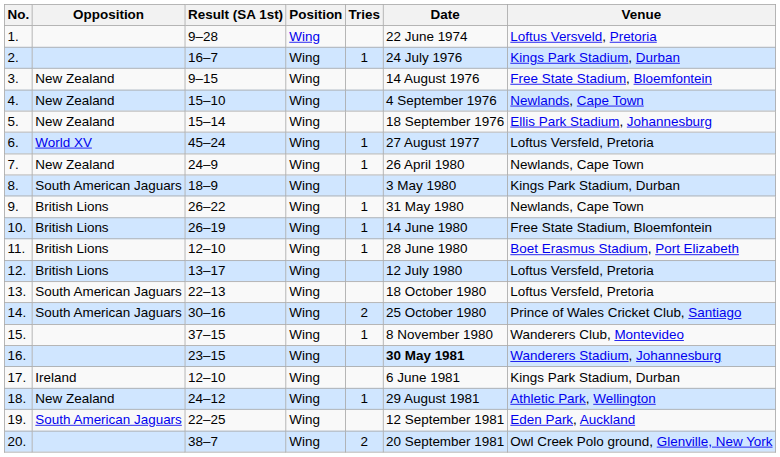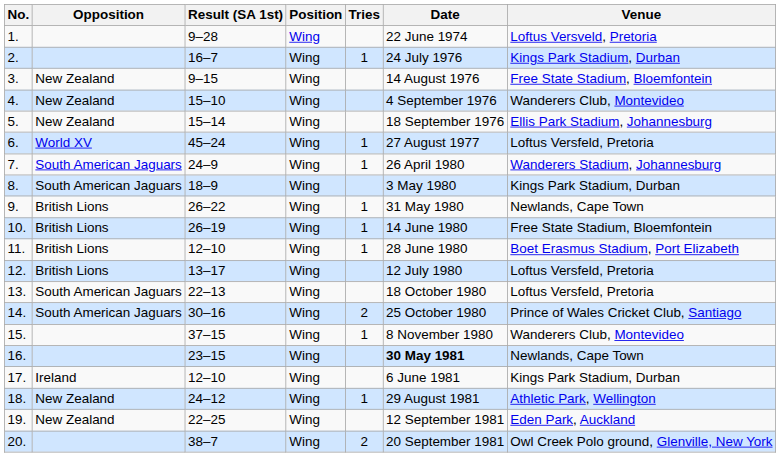(577, 100) Newlands, Cape Town -> (597, 100) Wanderers Club, Montevideo
(75, 164) New Zealand -> (109, 164) South American Jaguars
(577, 164) Newlands, Cape Town -> (616, 164) Wanderers Stadium, Johannesburg
(616, 356) Wanderers Stadium, Johannesburg -> (577, 356) Newlands, Cape Town
(109, 420) South American Jaguars -> (75, 420) New Zealand
